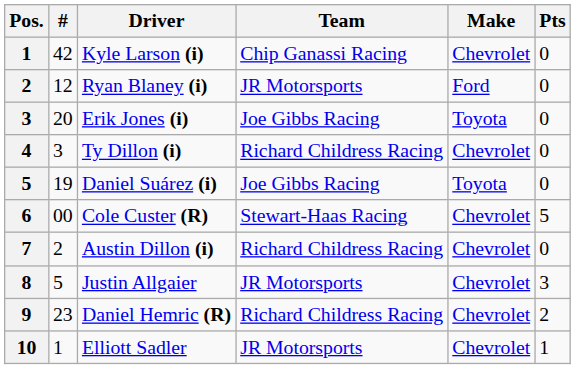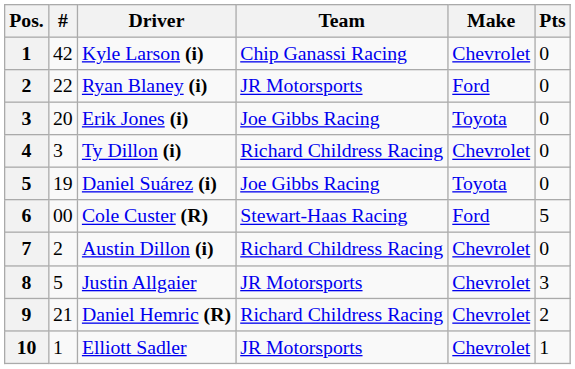(63, 86) 12 -> (63, 86) 22
(491, 216) Chevrolet -> (471, 216) Ford
(63, 314) 23 -> (63, 314) 21
